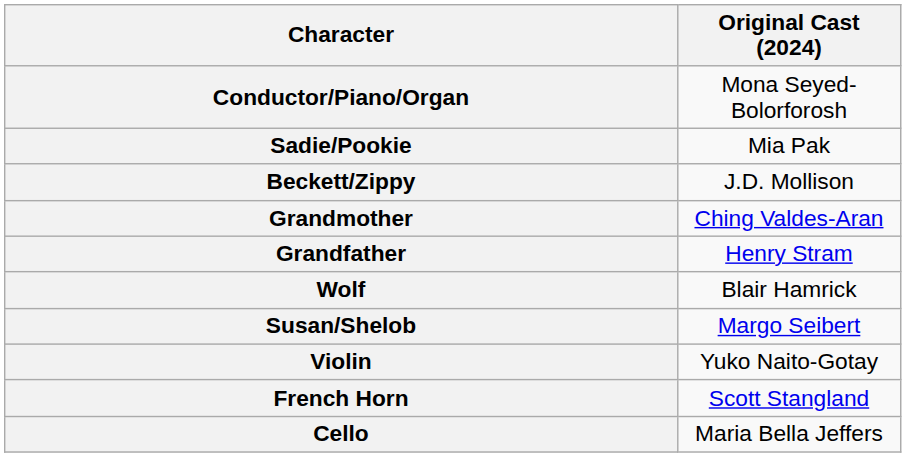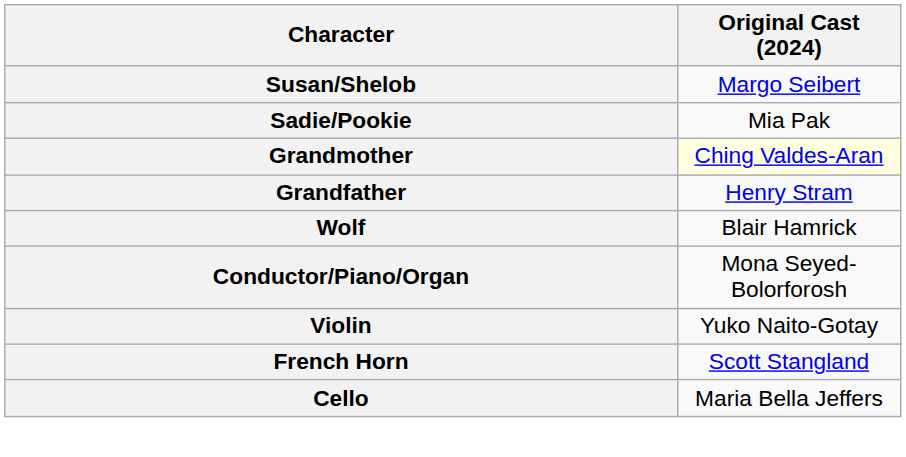rows swapped: (341, 325) <-> (341, 96)
- row: (341, 181)
(789, 217) no background -> (789, 156) lightyellow background
